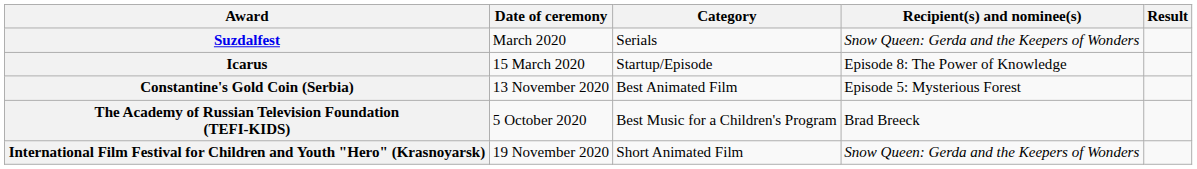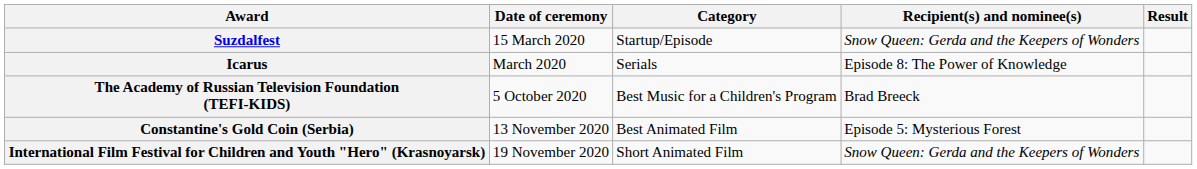(529, 40) March 2020 -> (539, 40) 15 March 2020
(637, 40) Serials -> (664, 40) Startup/Episode
(539, 64) 15 March 2020 -> (529, 64) March 2020
(664, 64) Startup/Episode -> (637, 64) Serials
rows swapped: (247, 120) <-> (247, 87)
